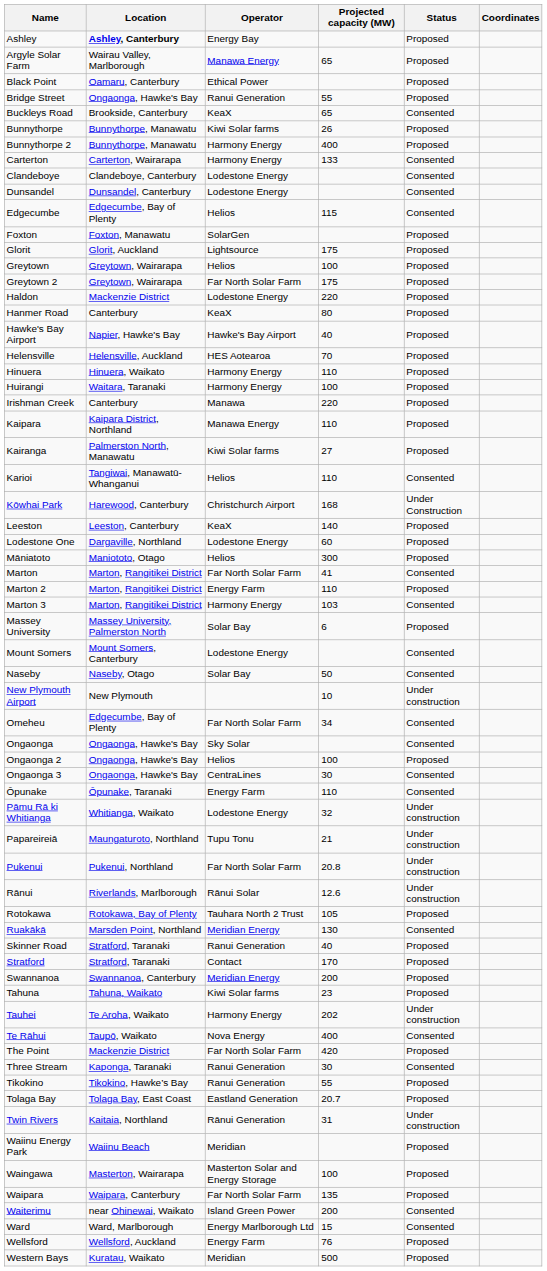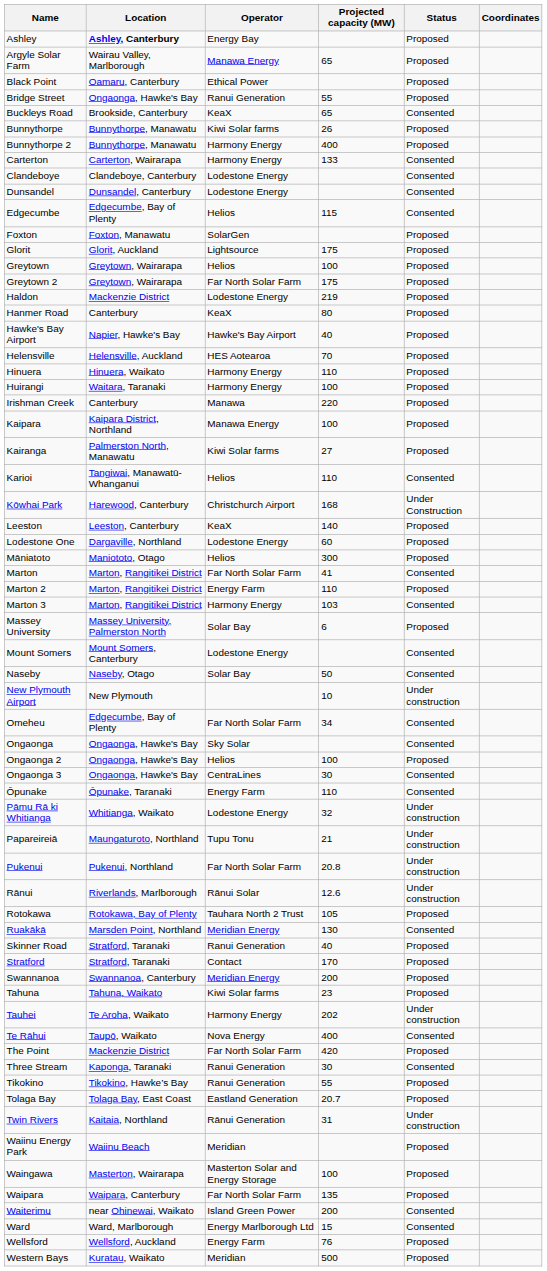(329, 297) 220 -> (329, 297) 219
(329, 424) 110 -> (329, 424) 100
